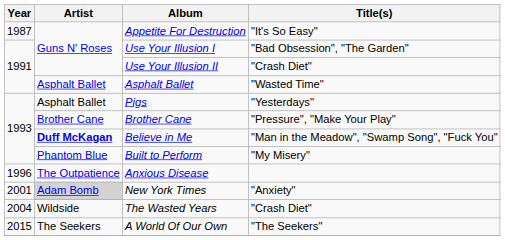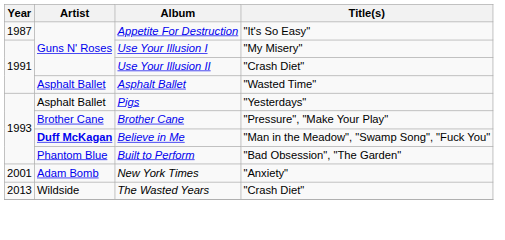(330, 48) "Bad Obsession", "The Garden" -> (273, 48) "My Misery"
(280, 155) "My Misery" -> (322, 155) "Bad Obsession", "The Garden"
- row: (167, 173)
(68, 191) lightgrey background -> (68, 173) no background
(19, 208) 2004 -> (19, 191) 2013
- row: (176, 226)
